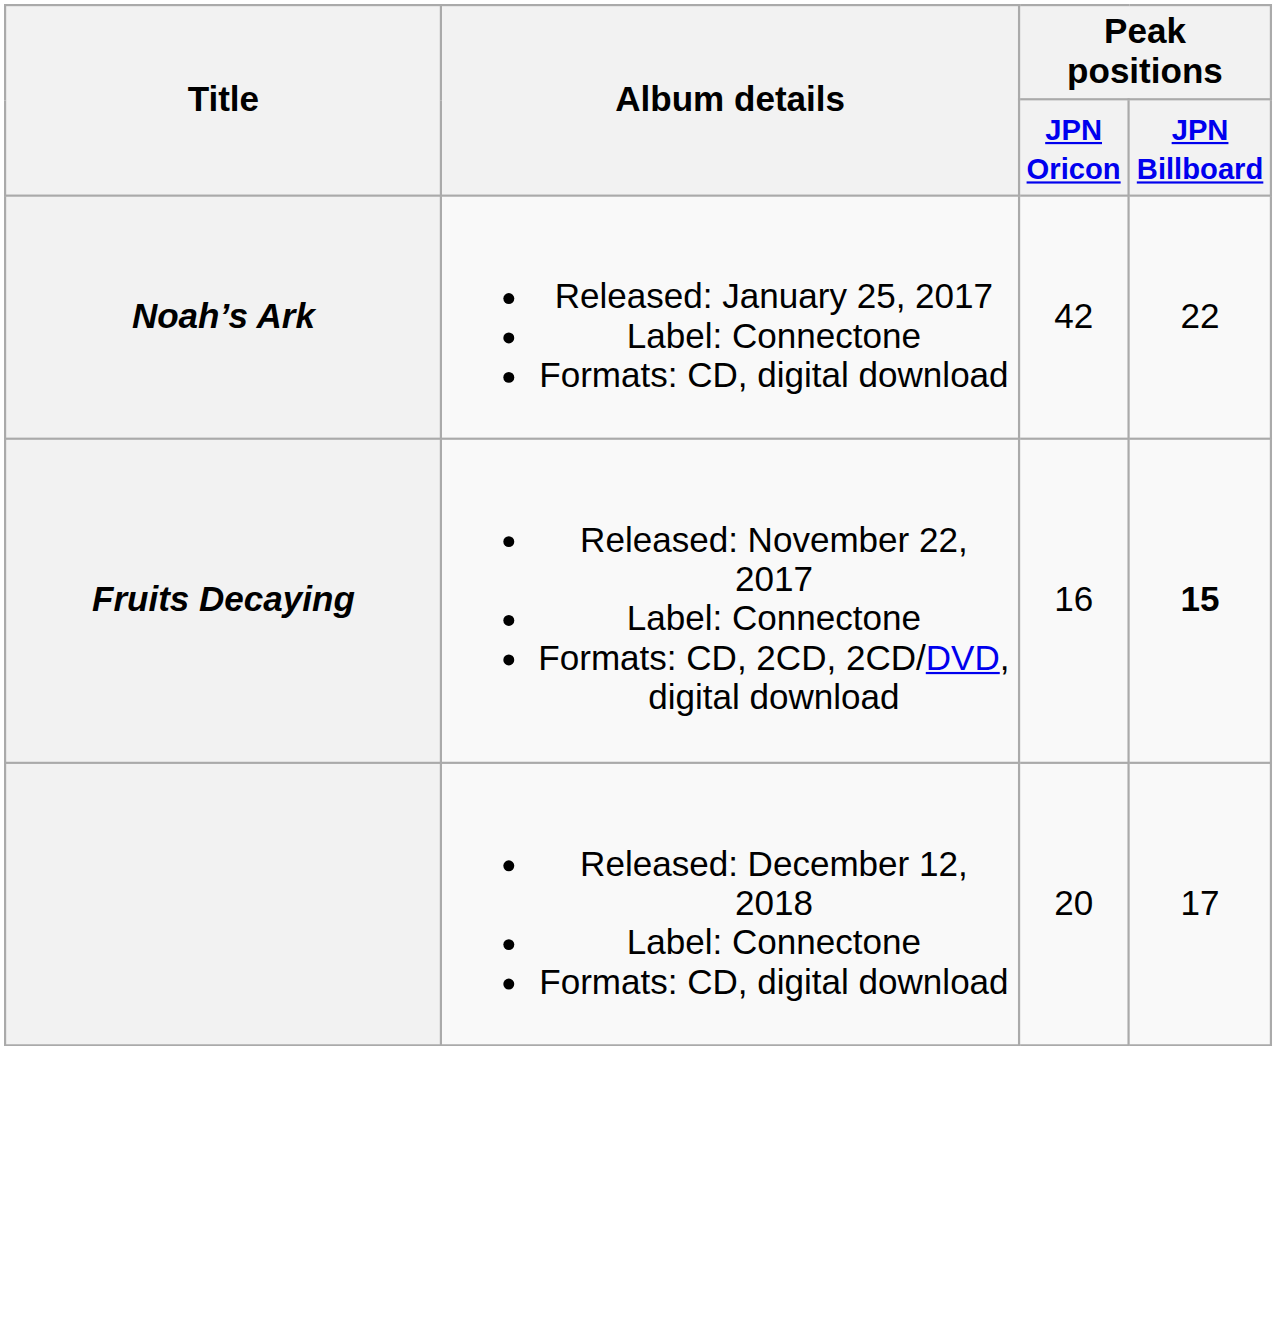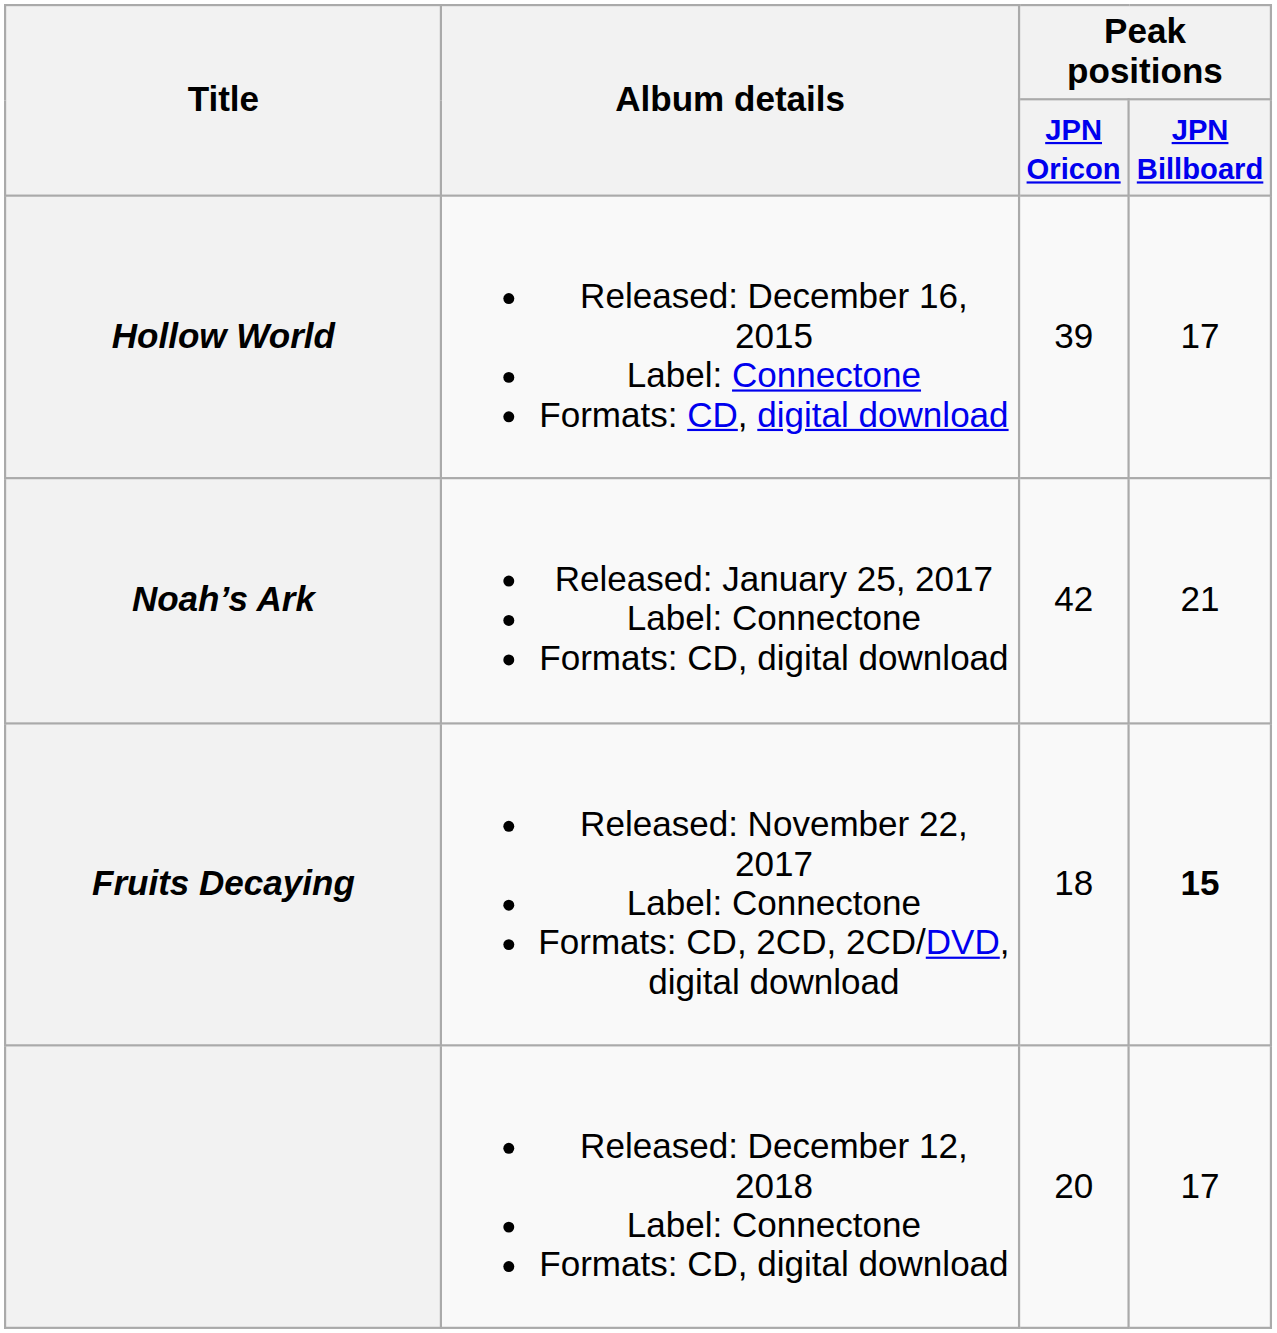+ row: (223, 336)
(1200, 316) 22 -> (1200, 599) 21
(1074, 599) 16 -> (1074, 883) 18
